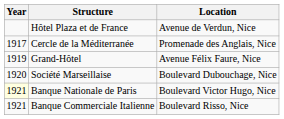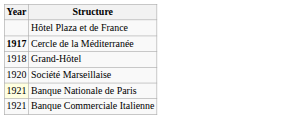- column: (218, 12)
(17, 43) normal -> (17, 43) bold
(17, 59) 1919 -> (17, 59) 1918
